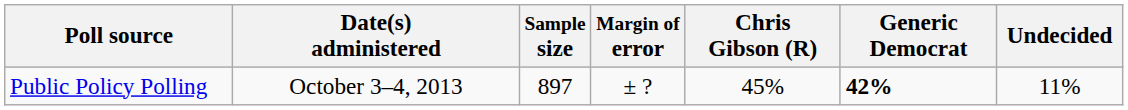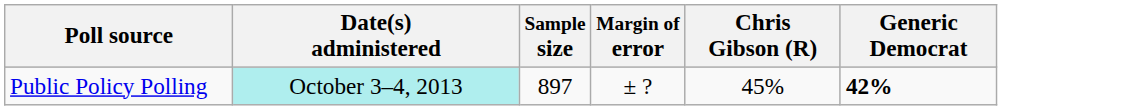- column: (1060, 35)
(376, 85) no background -> (376, 85) paleturquoise background
